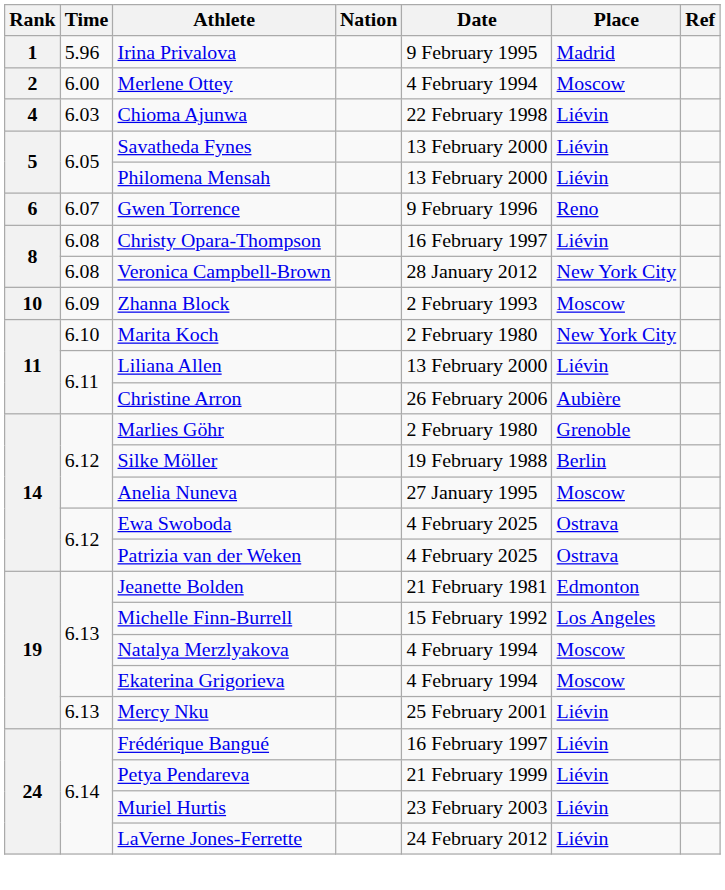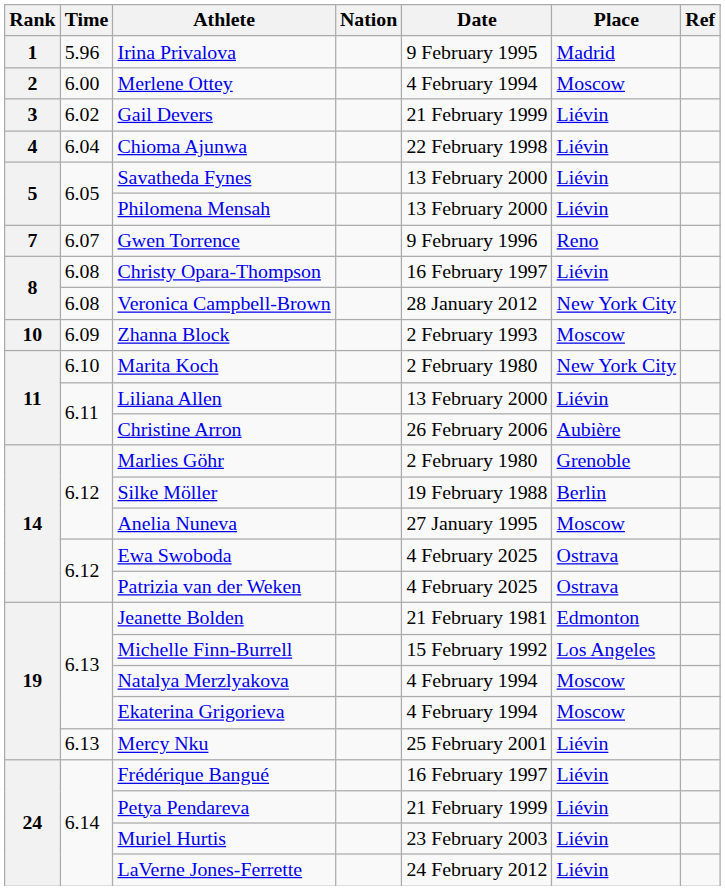+ row: (165, 114)
(82, 114) 6.03 -> (82, 146) 6.04
(32, 209) 6 -> (32, 240) 7
